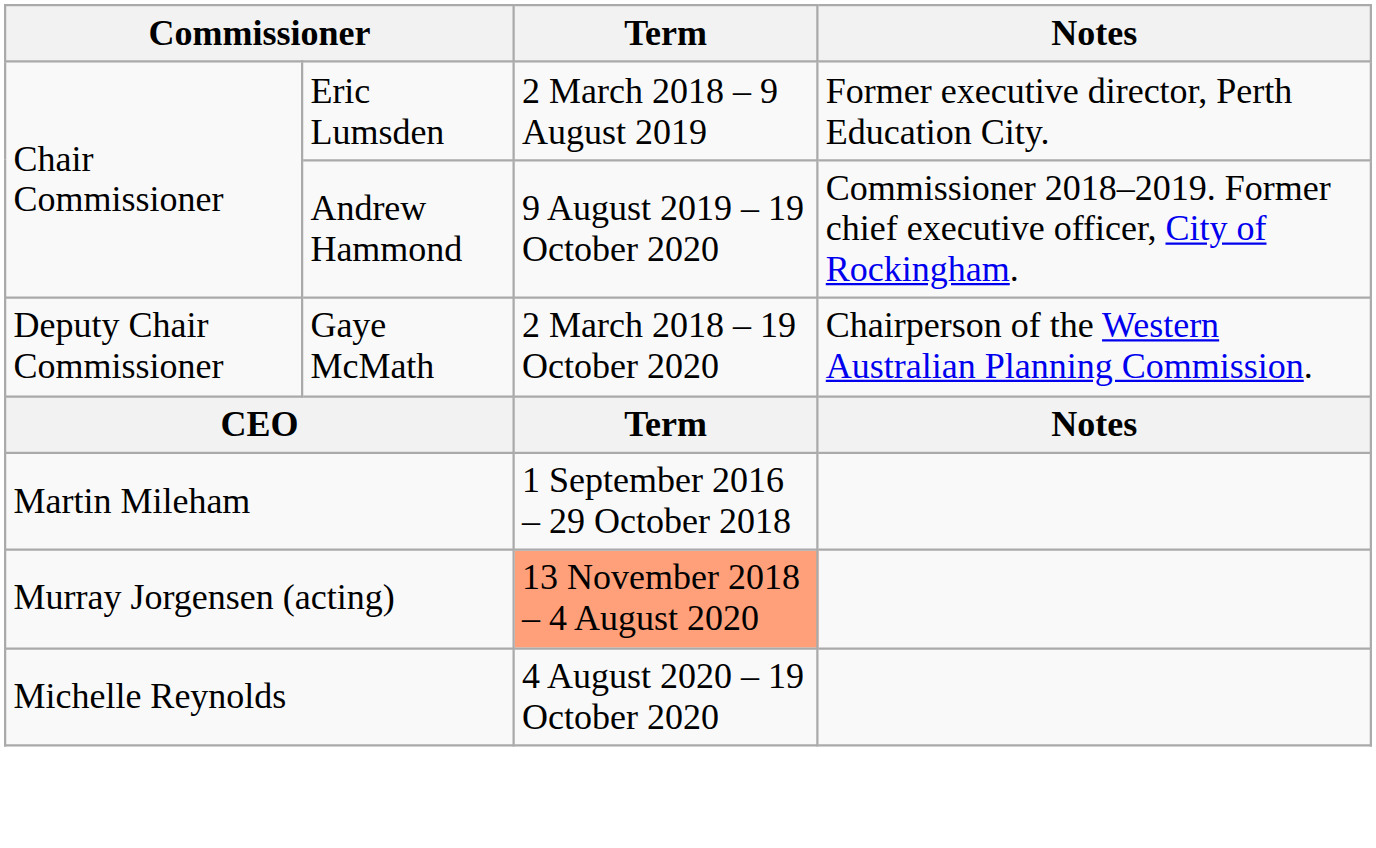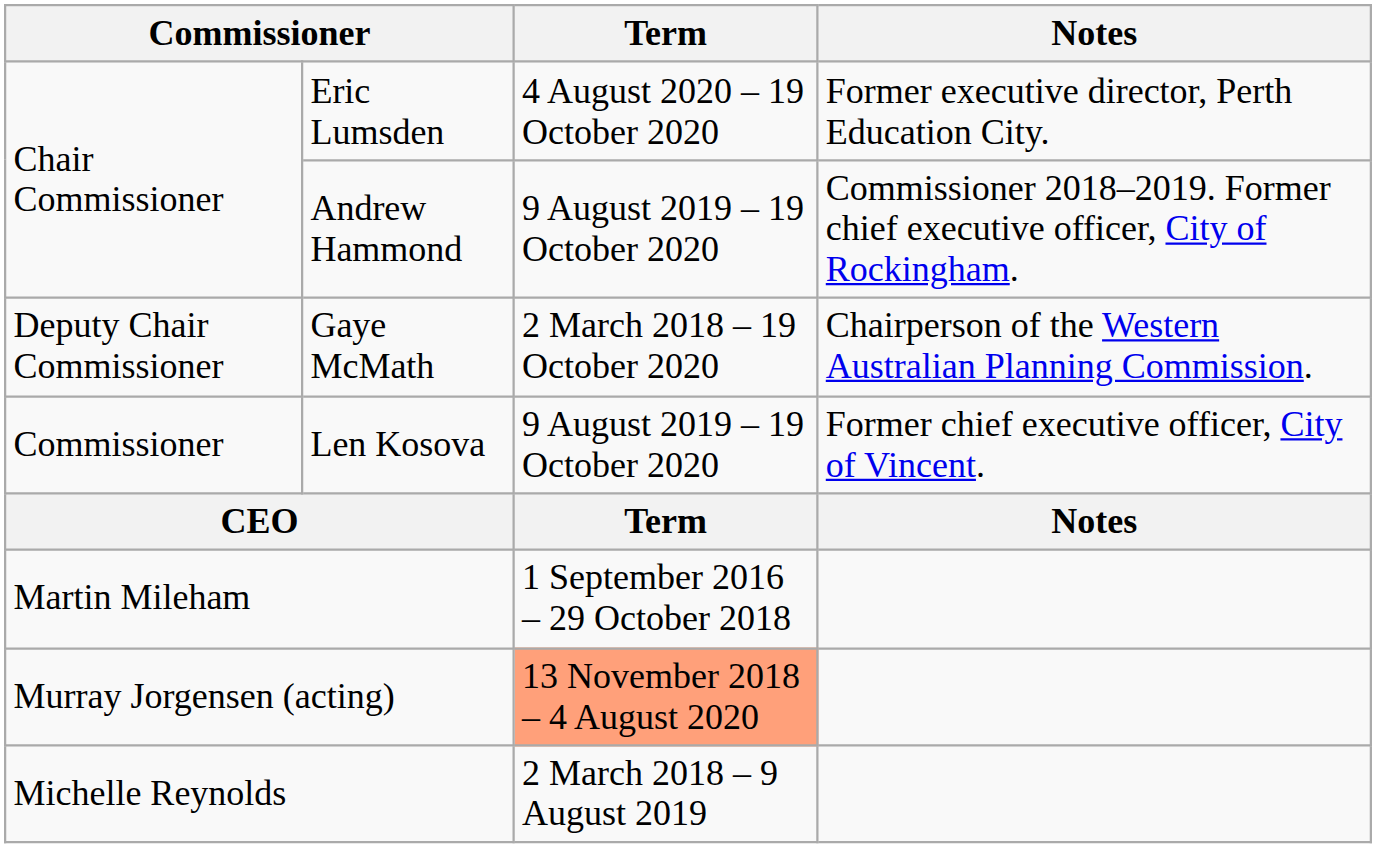(650, 110) 2 March 2018 – 9 August 2019 -> (663, 110) 4 August 2020 – 19 October 2020
+ row: (398, 443)
(663, 695) 4 August 2020 – 19 October 2020 -> (650, 793) 2 March 2018 – 9 August 2019
